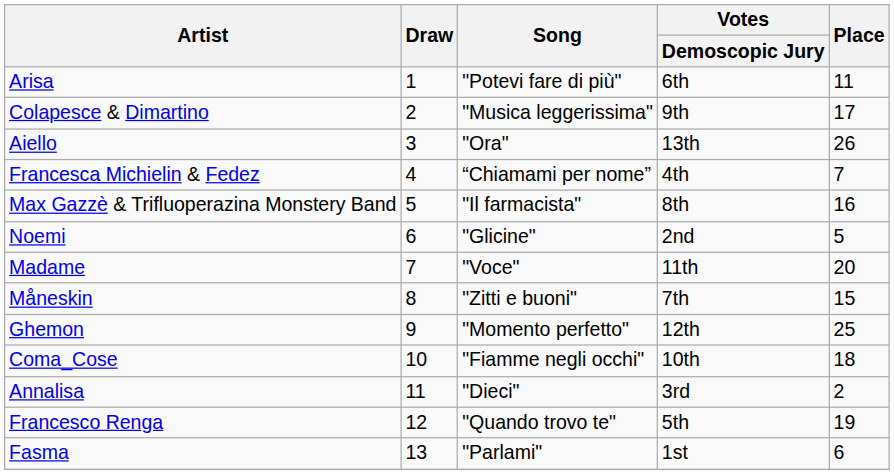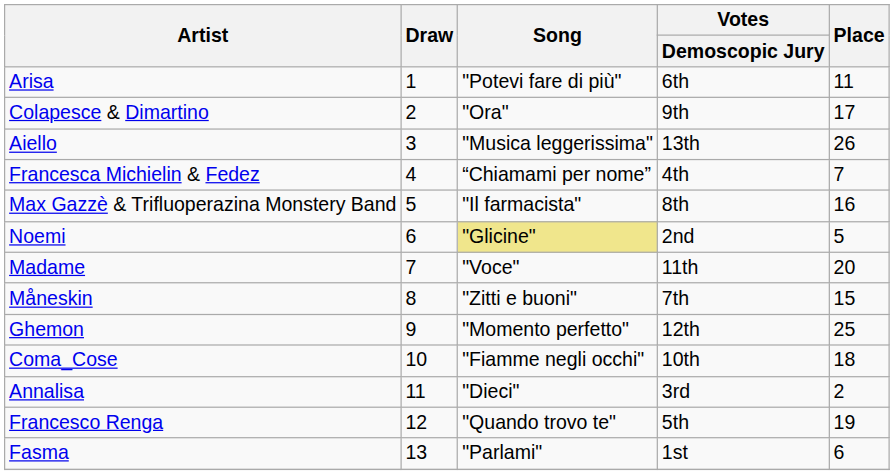(558, 112) "Musica leggerissima" -> (485, 112) "Ora"
(485, 143) "Ora" -> (558, 143) "Musica leggerissima"
(499, 236) no background -> (499, 236) khaki background
